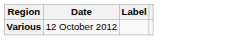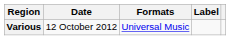+ column: (155, 12)
